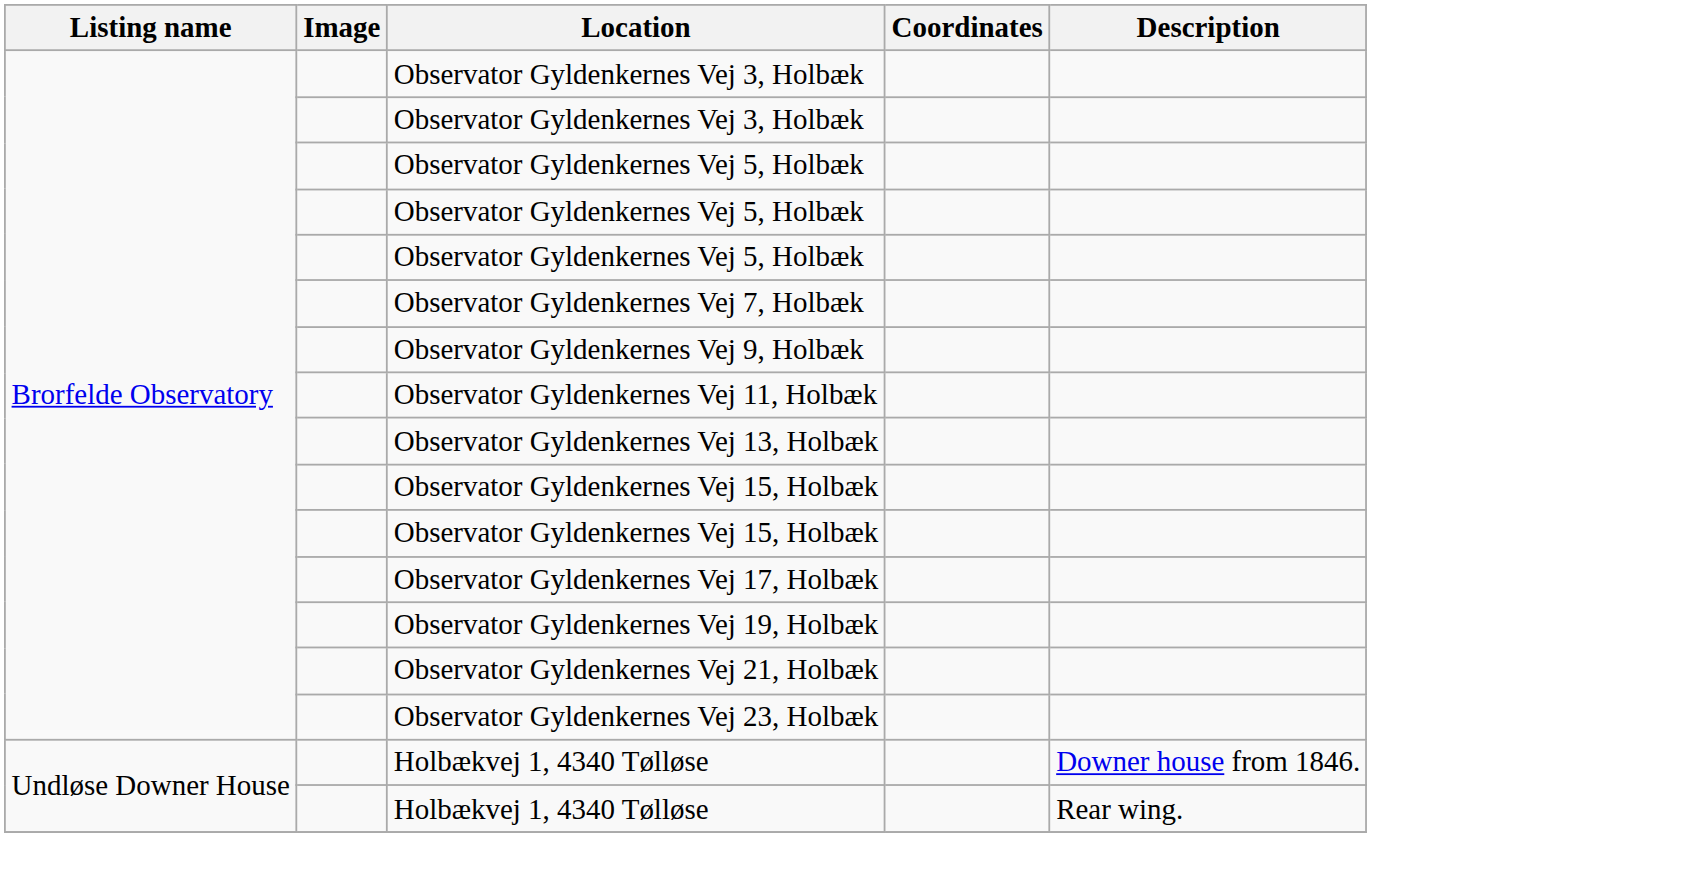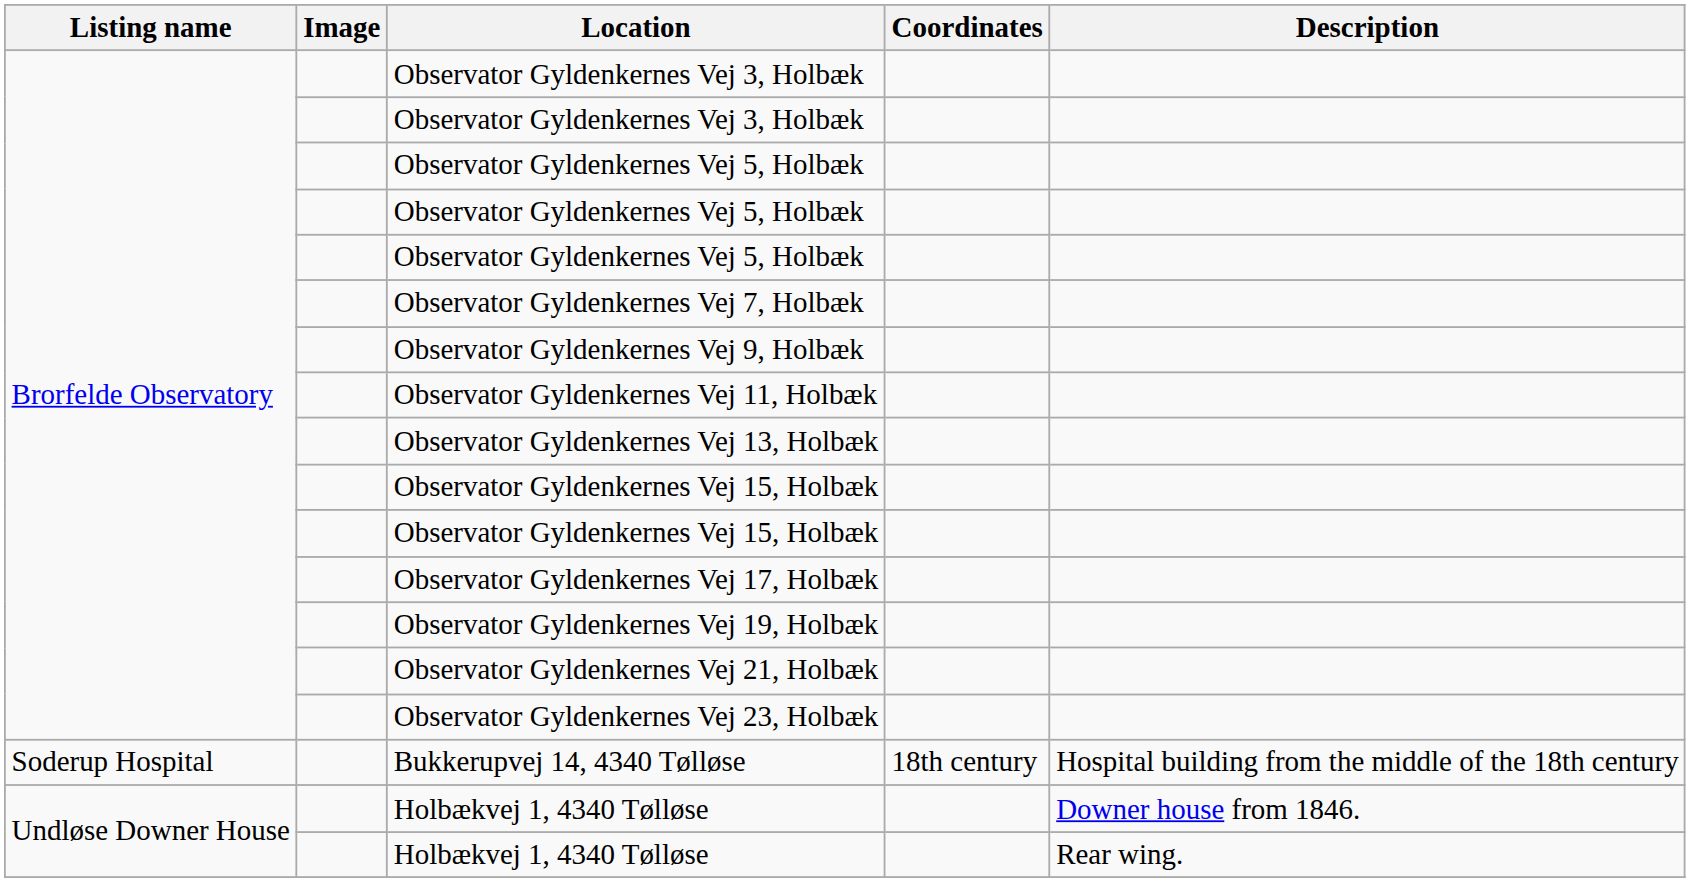+ row: (113, 762)
